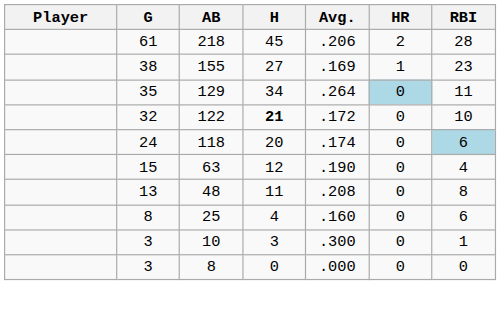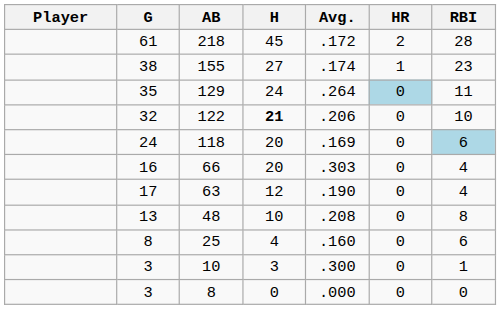(337, 42) .206 -> (337, 42) .172
(337, 67) .169 -> (337, 67) .174
(274, 92) 34 -> (274, 92) 24
(337, 117) .172 -> (337, 117) .206
(337, 142) .174 -> (337, 142) .169
+ row: (211, 167)
(148, 167) 15 -> (148, 192) 17
(274, 192) 11 -> (274, 217) 10
